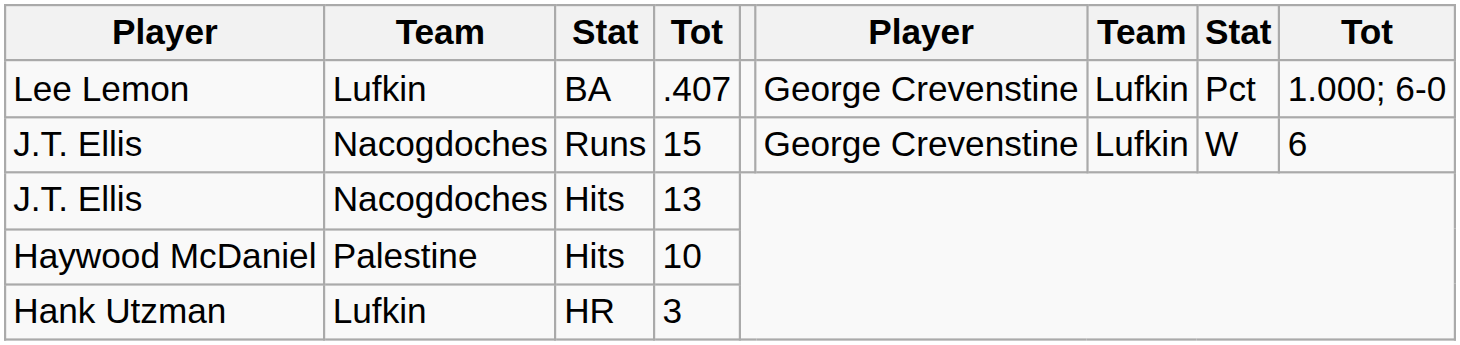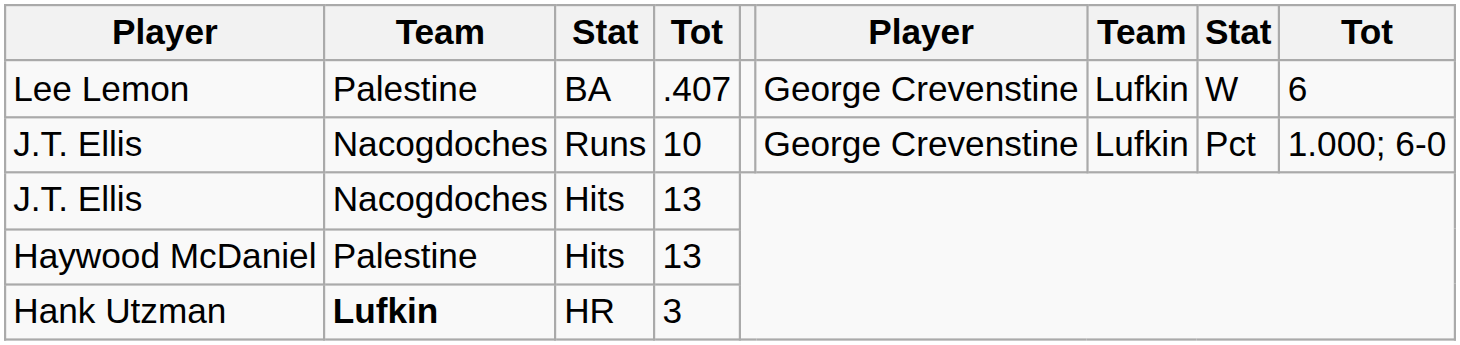(380, 88) Lufkin -> (405, 88) Palestine
(1230, 88) Pct -> (1222, 88) W
(1367, 88) 1.000; 6-0 -> (1297, 88) 6
(682, 144) 15 -> (682, 144) 10
(1222, 144) W -> (1230, 144) Pct
(1297, 144) 6 -> (1367, 144) 1.000; 6-0
(682, 255) 10 -> (682, 255) 13
(380, 311) normal -> (385, 311) bold
